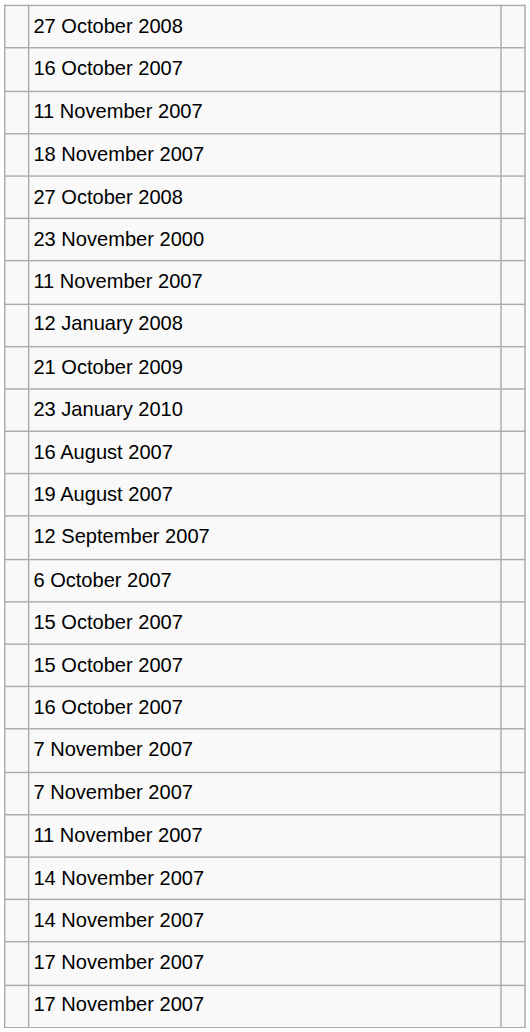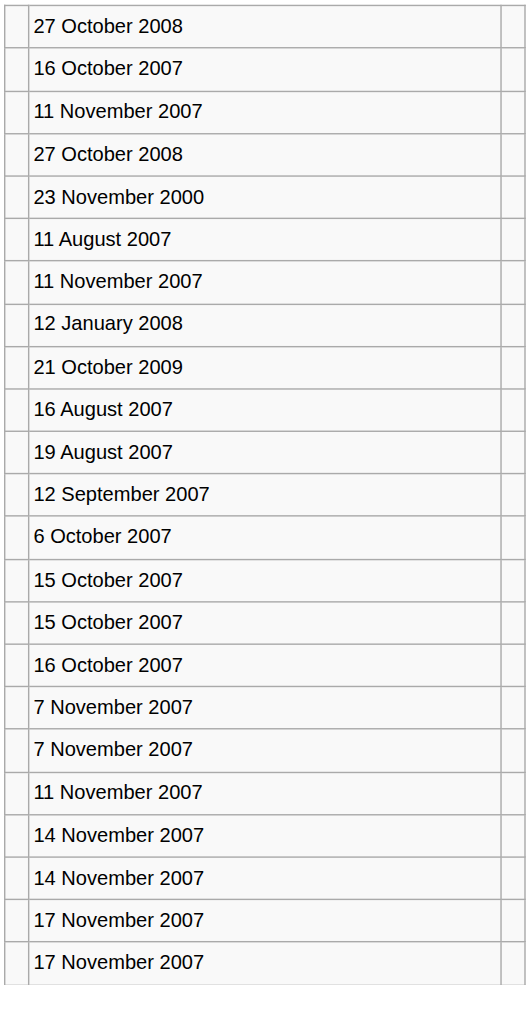- row: (17, 155)
+ row: (17, 240)
- row: (17, 410)
